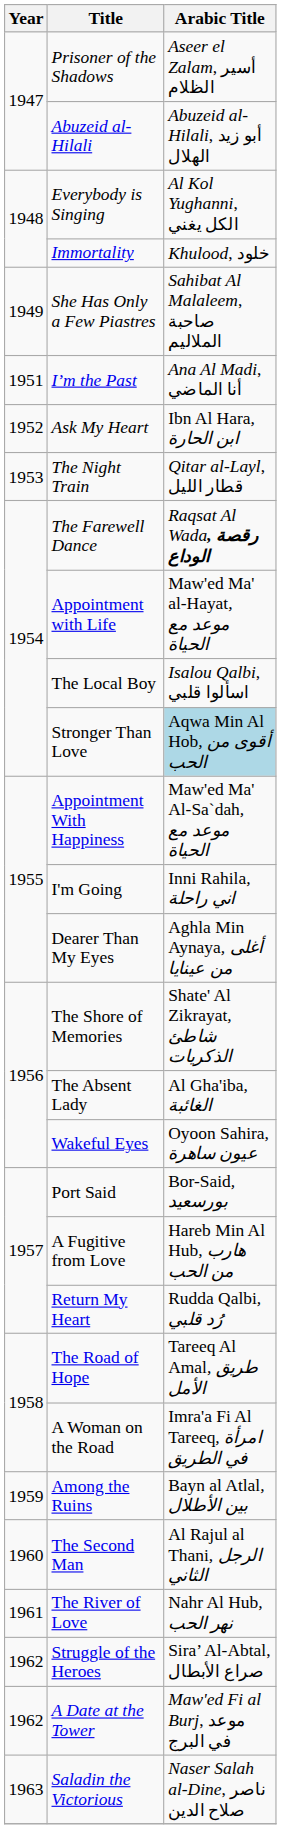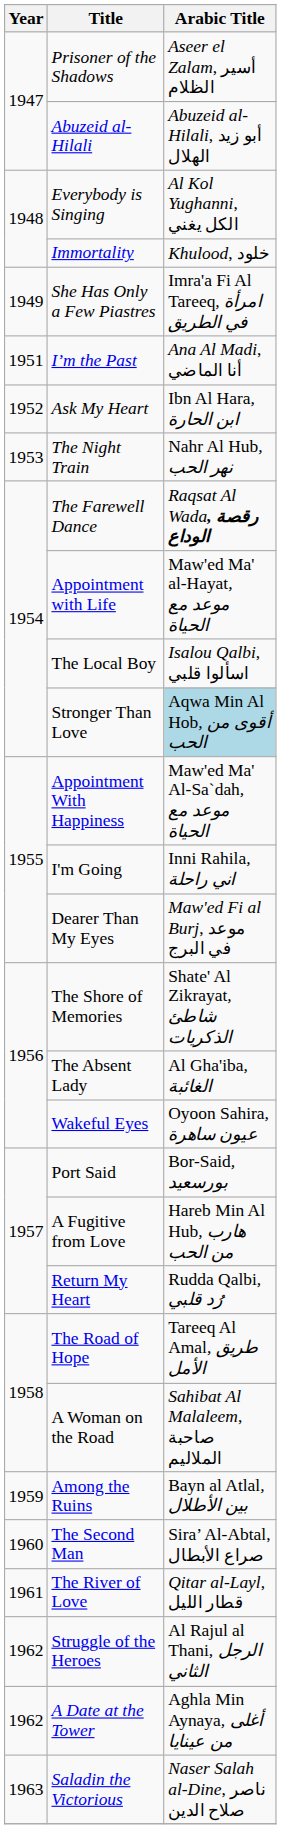(205, 311) Sahibat Al Malaleem, صاحبة الملاليم -> (215, 301) Imra'a Fi Al Tareeq, امرأة في الطريق
(217, 476) Qitar al-Layl, قطار الليل -> (215, 457) Nahr Al Hub, نهر الحب
(215, 947) Aghla Min Aynaya, أغلى من عينايا -> (215, 928) Maw'ed Fi al Burj, موعد في البرج
(215, 1437) Imra'a Fi Al Tareeq, امرأة في الطريق -> (205, 1427) Sahibat Al Malaleem, صاحبة الملاليم
(215, 1554) Al Rajul al Thani, الرجل الثاني -> (219, 1544) Sira’ Al-Abtal, صراع الأبطال
(215, 1613) Nahr Al Hub, نهر الحب -> (217, 1592) Qitar al-Layl, قطار الليل
(219, 1661) Sira’ Al-Abtal, صراع الأبطال -> (215, 1651) Al Rajul al Thani, الرجل الثاني
(215, 1720) Maw'ed Fi al Burj, موعد في البرج -> (215, 1720) Aghla Min Aynaya, أغلى من عينايا
